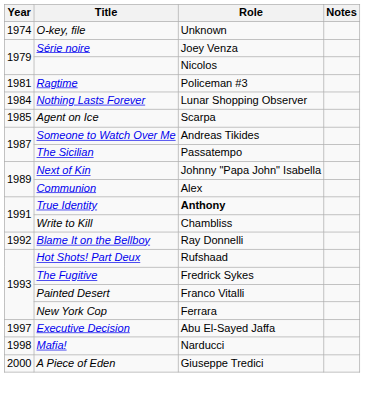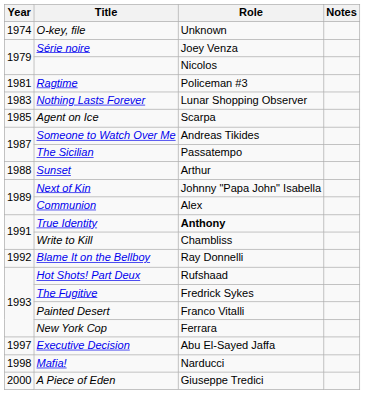(19, 100) 1984 -> (19, 100) 1983
+ row: (54, 170)
